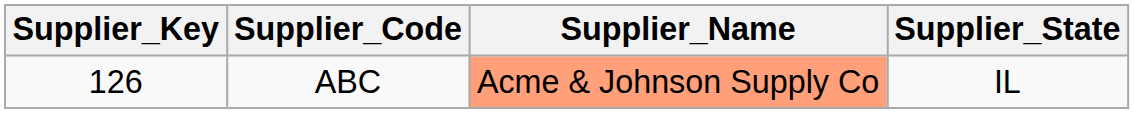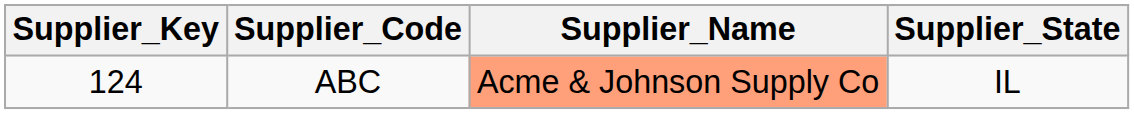(116, 81) 126 -> (116, 81) 124
